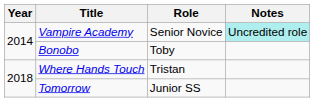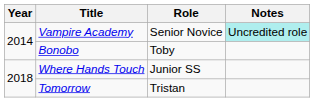(167, 69) Tristan -> (175, 69) Junior SS
(175, 87) Junior SS -> (167, 87) Tristan
